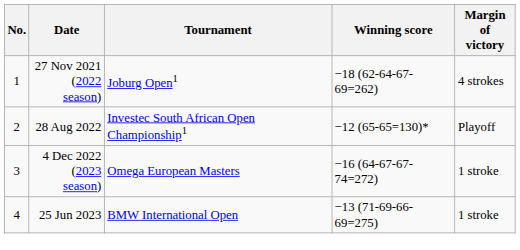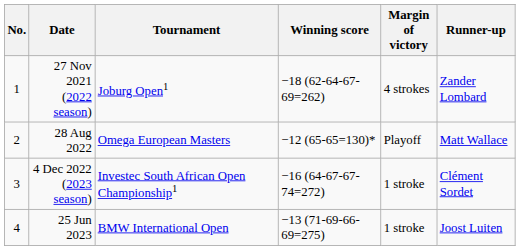+ column: (476, 30)
(181, 126) Investec South African Open Championship1 -> (164, 140) Omega European Masters
(173, 171) Omega European Masters -> (172, 184) Investec South African Open Championship1
